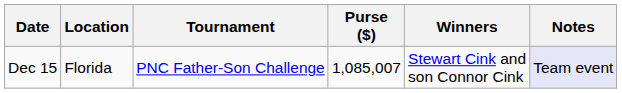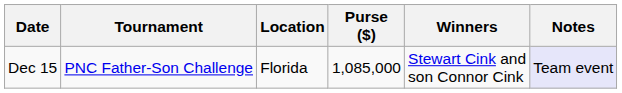columns swapped: (230, 26) <-> (97, 26)
(366, 68) 1,085,007 -> (366, 68) 1,085,000
